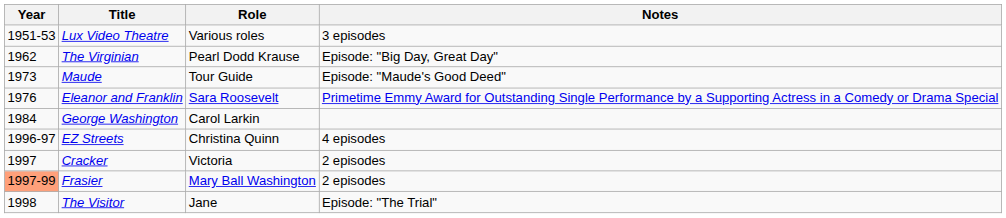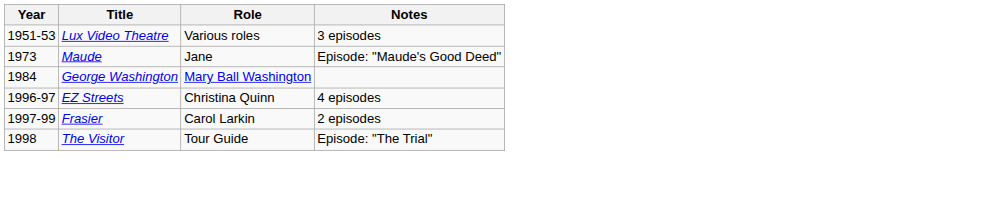- row: (100, 56)
(221, 77) Tour Guide -> (198, 56) Jane
- row: (122, 98)
(224, 118) Carol Larkin -> (248, 77) Mary Ball Washington
- row: (85, 160)
(32, 181) lightsalmon background -> (32, 118) no background
(252, 181) Mary Ball Washington -> (219, 118) Carol Larkin
(203, 202) Jane -> (216, 139) Tour Guide
